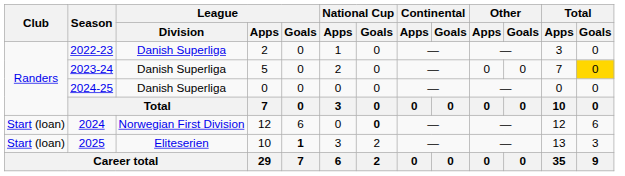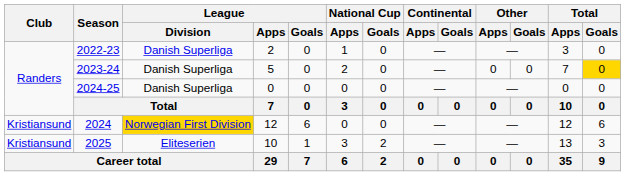(36, 124) Start (loan) -> (39, 124) Kristiansund
(181, 124) no background -> (188, 124) gold background
(377, 124) bold -> (383, 124) normal
(36, 143) Start (loan) -> (39, 143) Kristiansund
(301, 143) bold -> (307, 143) normal
